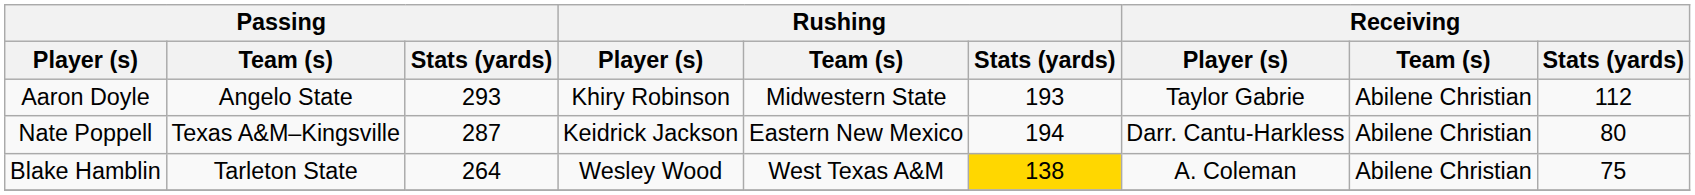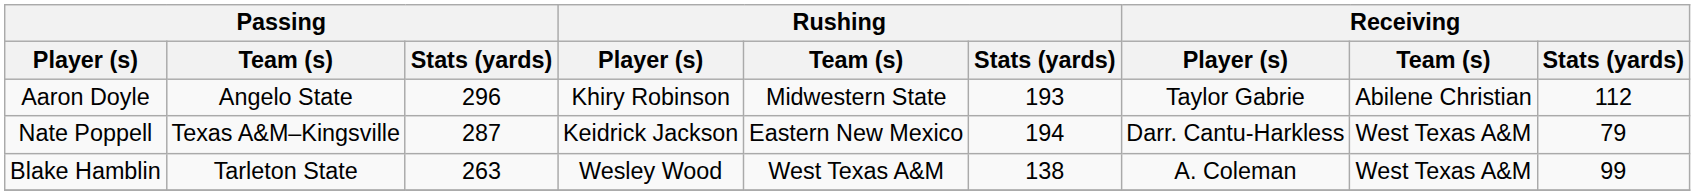(482, 97) 293 -> (482, 97) 296
(1443, 134) Abilene Christian -> (1443, 134) West Texas A&M
(1613, 134) 80 -> (1613, 134) 79
(482, 171) 264 -> (482, 171) 263
(1045, 171) gold background -> (1045, 171) no background
(1443, 171) Abilene Christian -> (1443, 171) West Texas A&M
(1613, 171) 75 -> (1613, 171) 99
